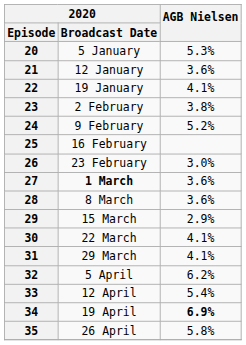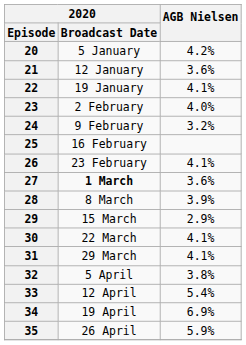(201, 51) 5.3% -> (201, 51) 4.2%
(201, 107) 3.8% -> (201, 107) 4.0%
(201, 126) 5.2% -> (201, 126) 3.2%
(201, 163) 3.0% -> (201, 163) 4.1%
(201, 200) 3.6% -> (201, 200) 3.9%
(201, 275) 6.2% -> (201, 275) 3.8%
(201, 312) bold -> (201, 312) normal
(201, 331) 5.8% -> (201, 331) 5.9%
